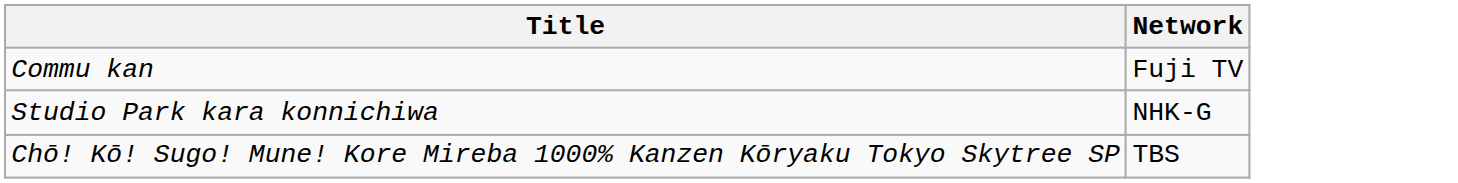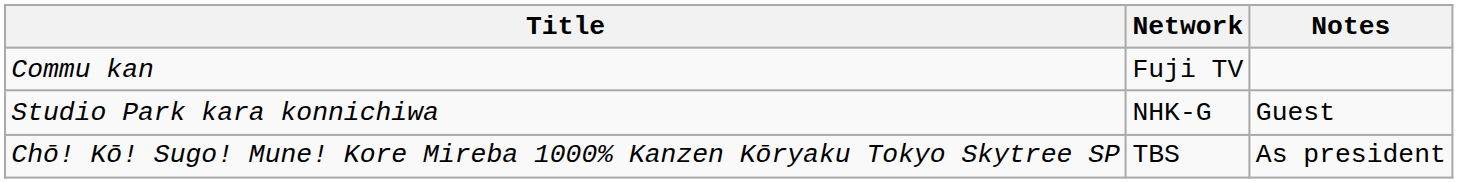+ column: (1351, 27)
